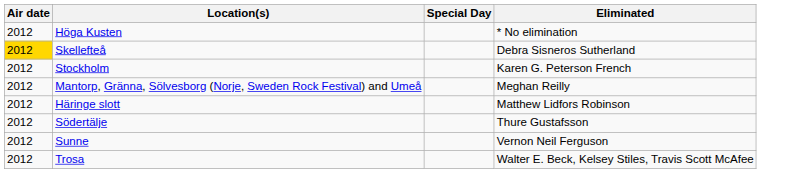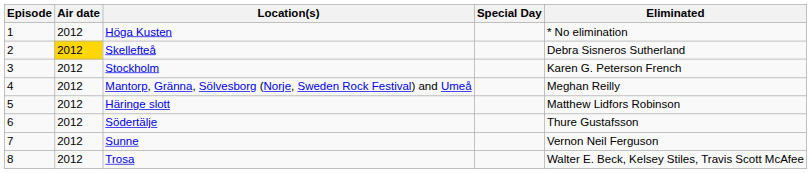+ column: (29, 13)
